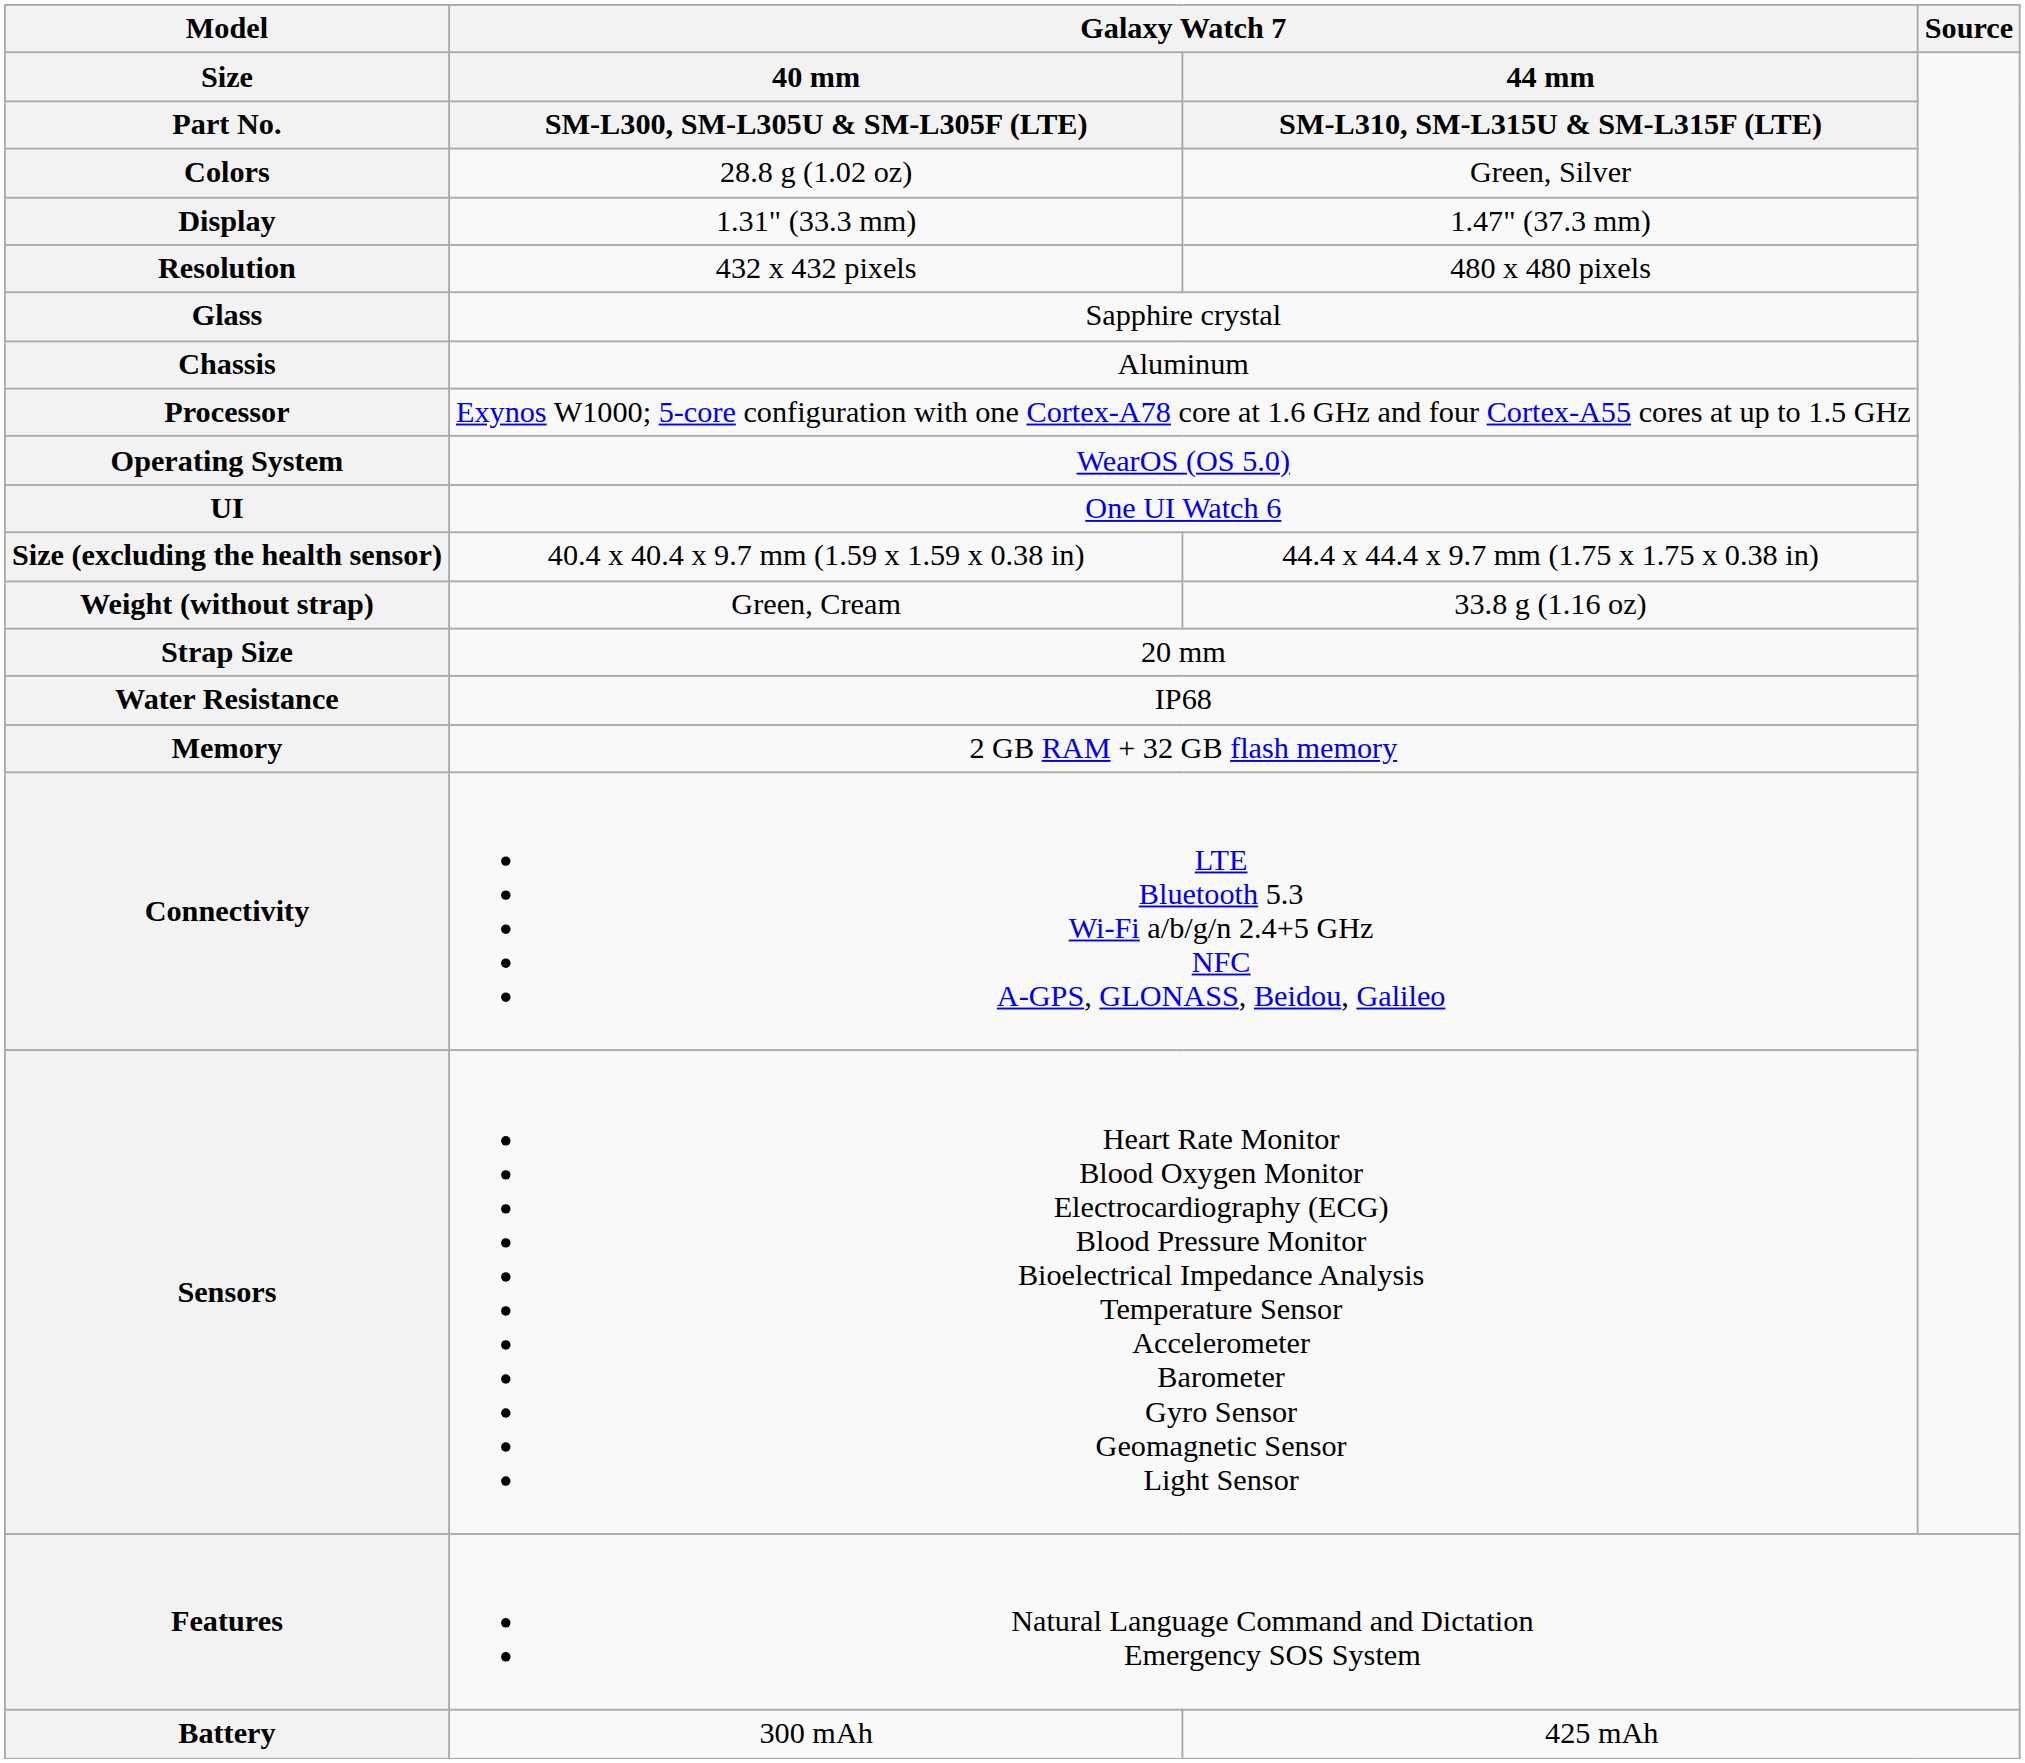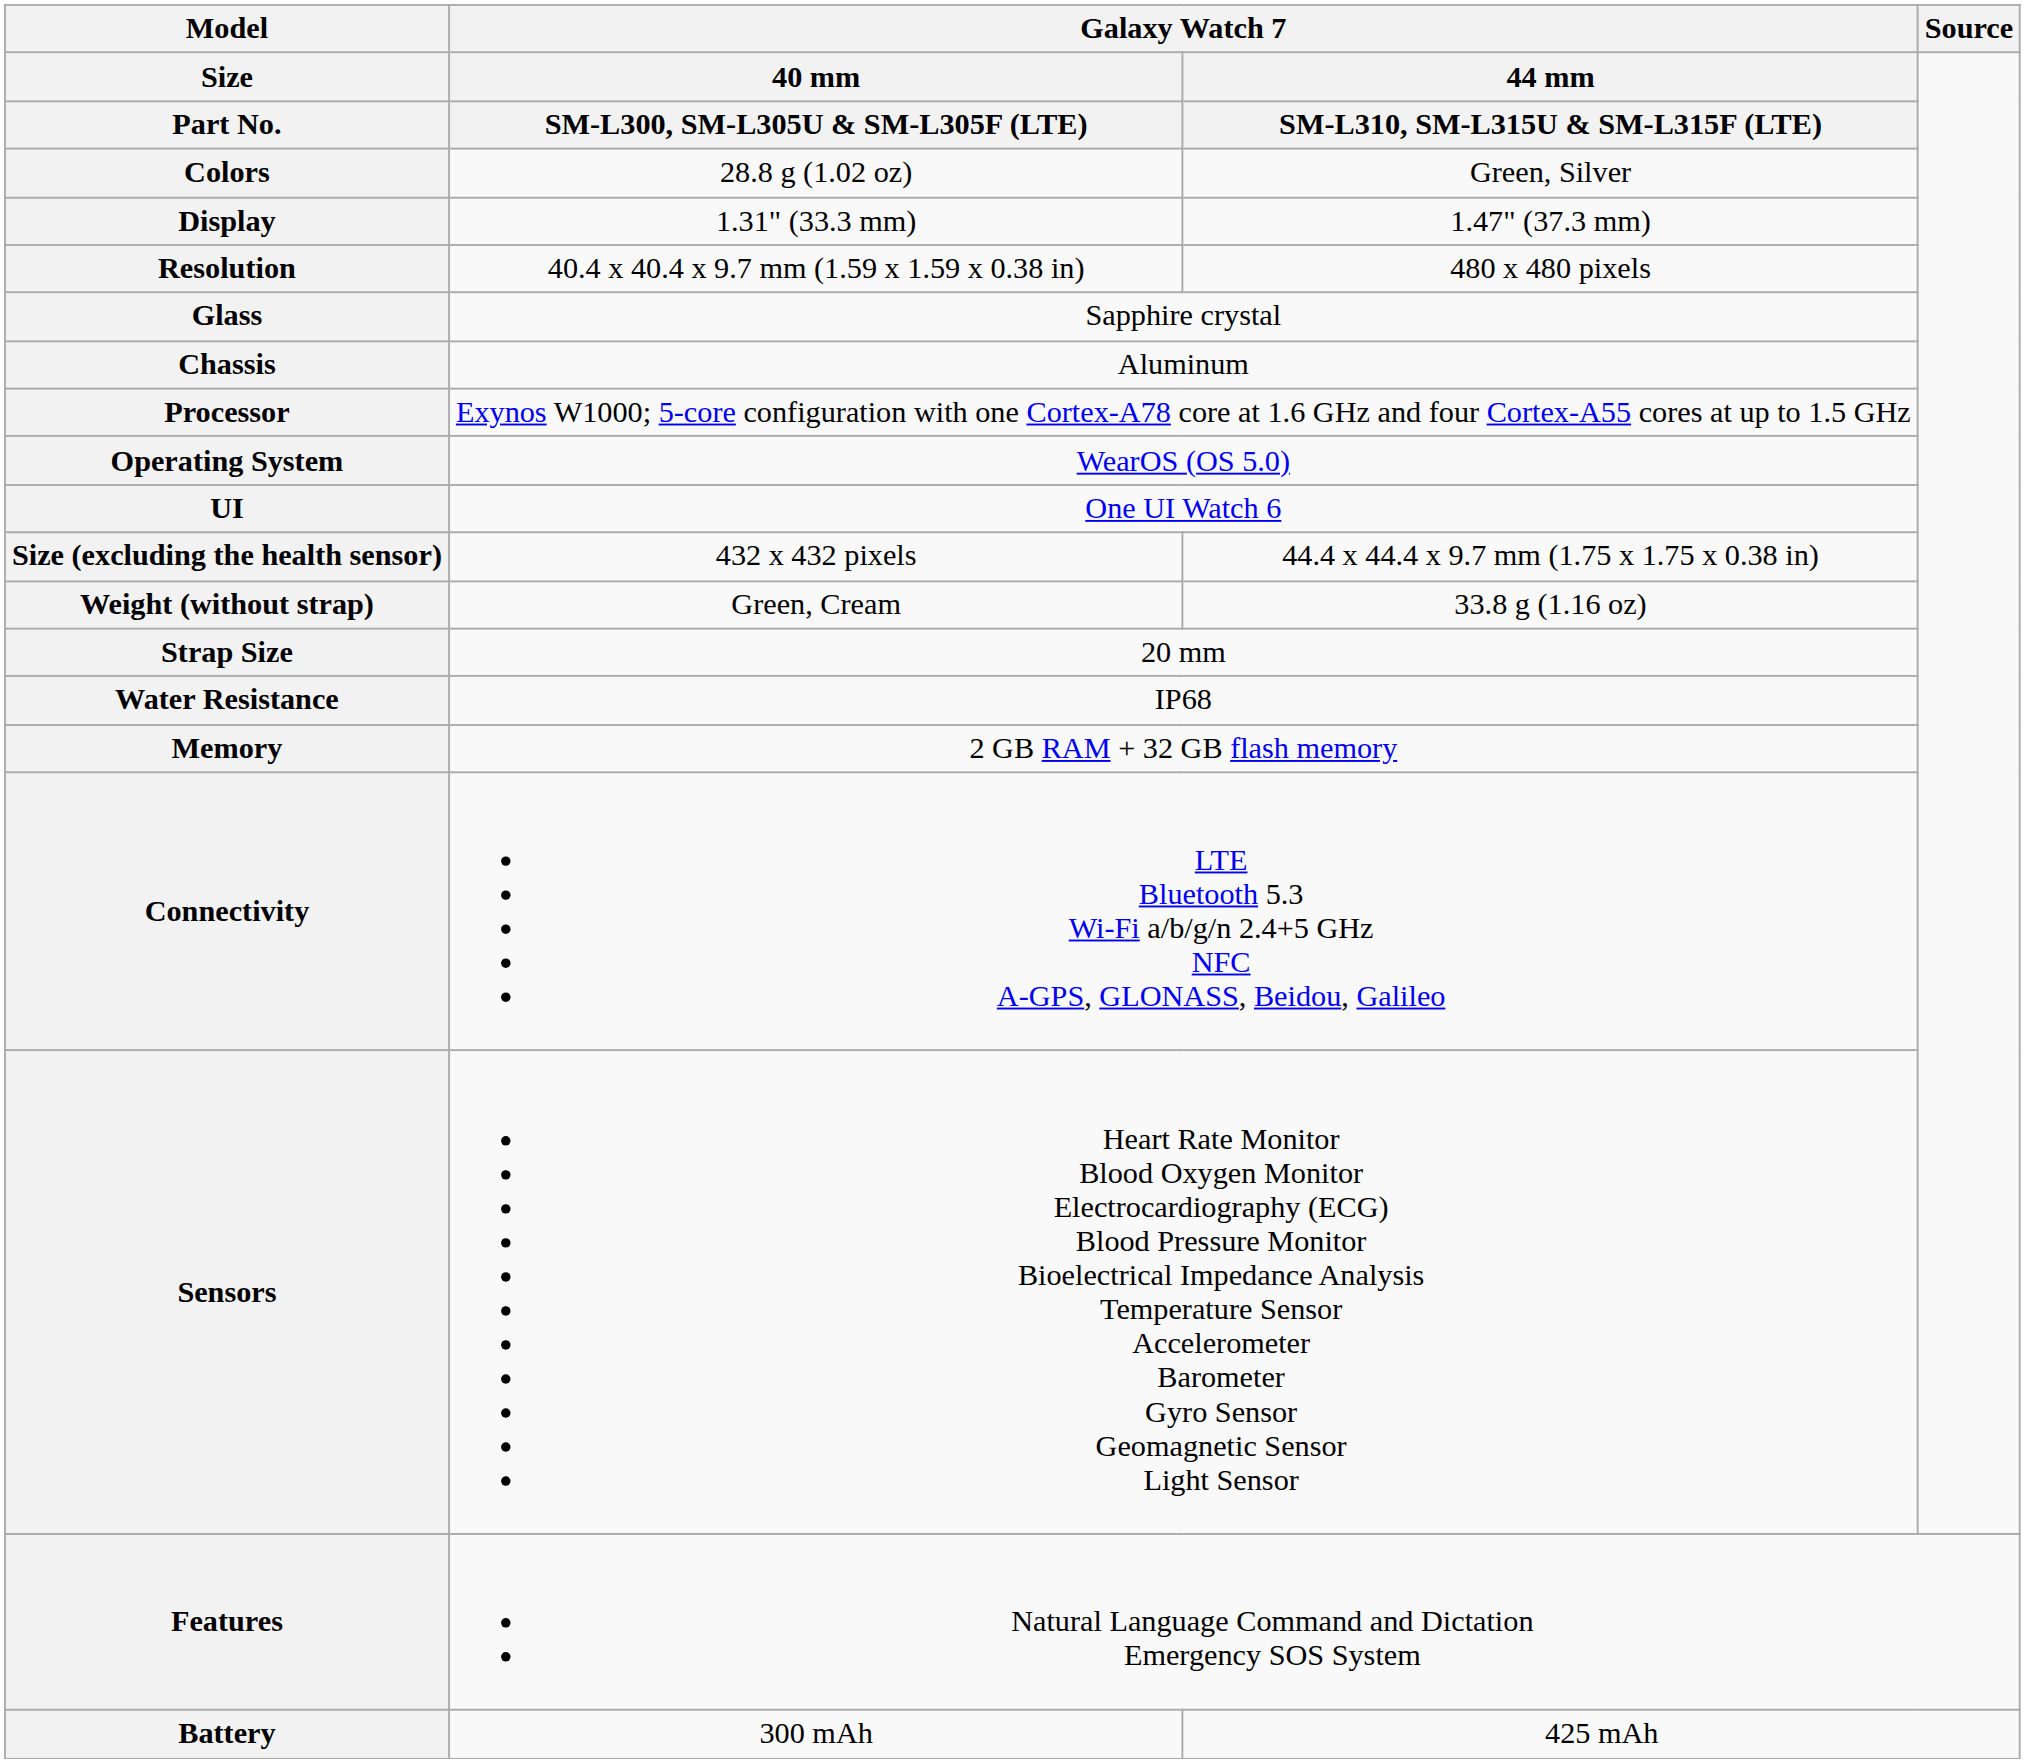(816, 268) 432 x 432 pixels -> (816, 268) 40.4 x 40.4 x 9.7 mm (1.59 x 1.59 x 0.38 in)
(816, 556) 40.4 x 40.4 x 9.7 mm (1.59 x 1.59 x 0.38 in) -> (816, 556) 432 x 432 pixels
